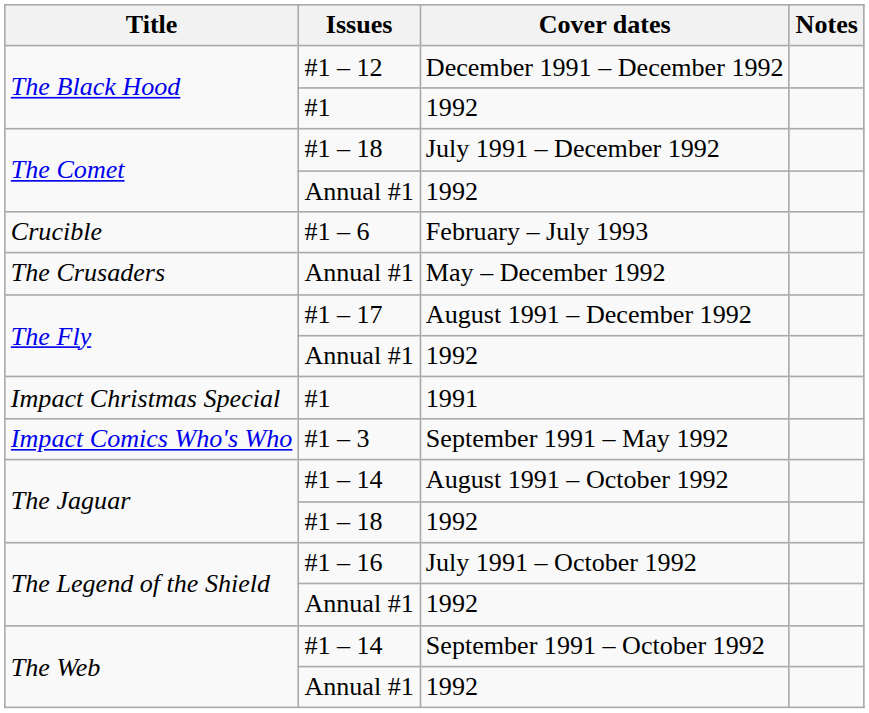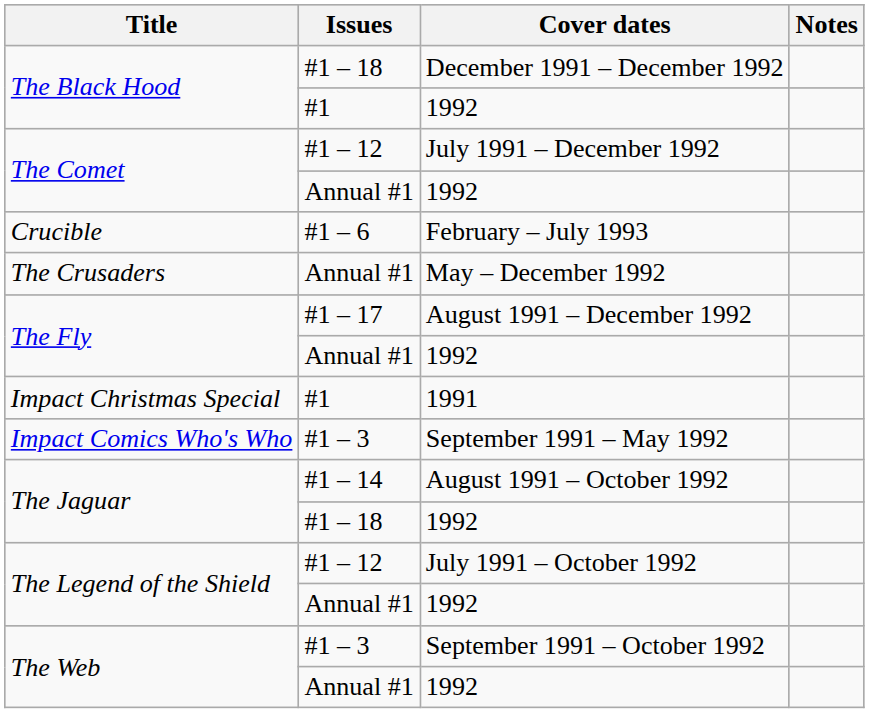(344, 66) #1 – 12 -> (344, 66) #1 – 18
(344, 149) #1 – 18 -> (344, 149) #1 – 12
(344, 562) #1 – 16 -> (344, 562) #1 – 12
(344, 645) #1 – 14 -> (337, 645) #1 – 3
